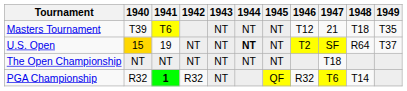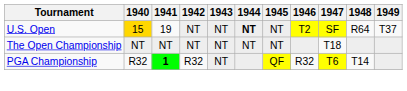- row: (54, 29)
